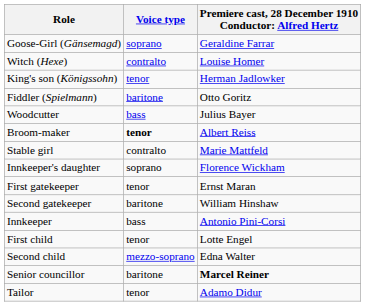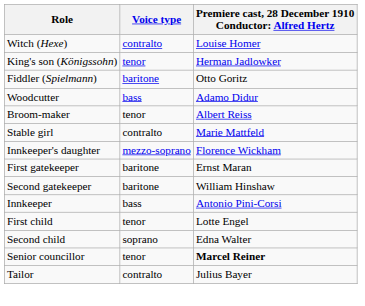- row: (64, 43)
(228, 114) Julius Bayer -> (227, 97) Adamo Didur
(139, 132) bold -> (134, 114) normal
(144, 168) soprano -> (157, 150) mezzo-soprano
(138, 185) tenor -> (141, 168) baritone
(160, 256) mezzo-soprano -> (140, 239) soprano
(145, 274) baritone -> (134, 256) tenor
(138, 292) tenor -> (142, 274) contralto
(231, 292) Adamo Didur -> (224, 274) Julius Bayer
